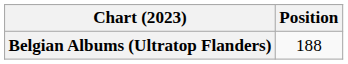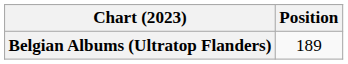(309, 45) 188 -> (309, 45) 189
